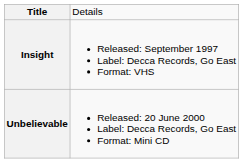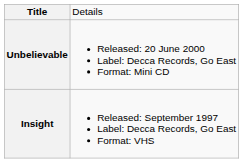rows swapped: (37, 54) <-> (37, 123)
